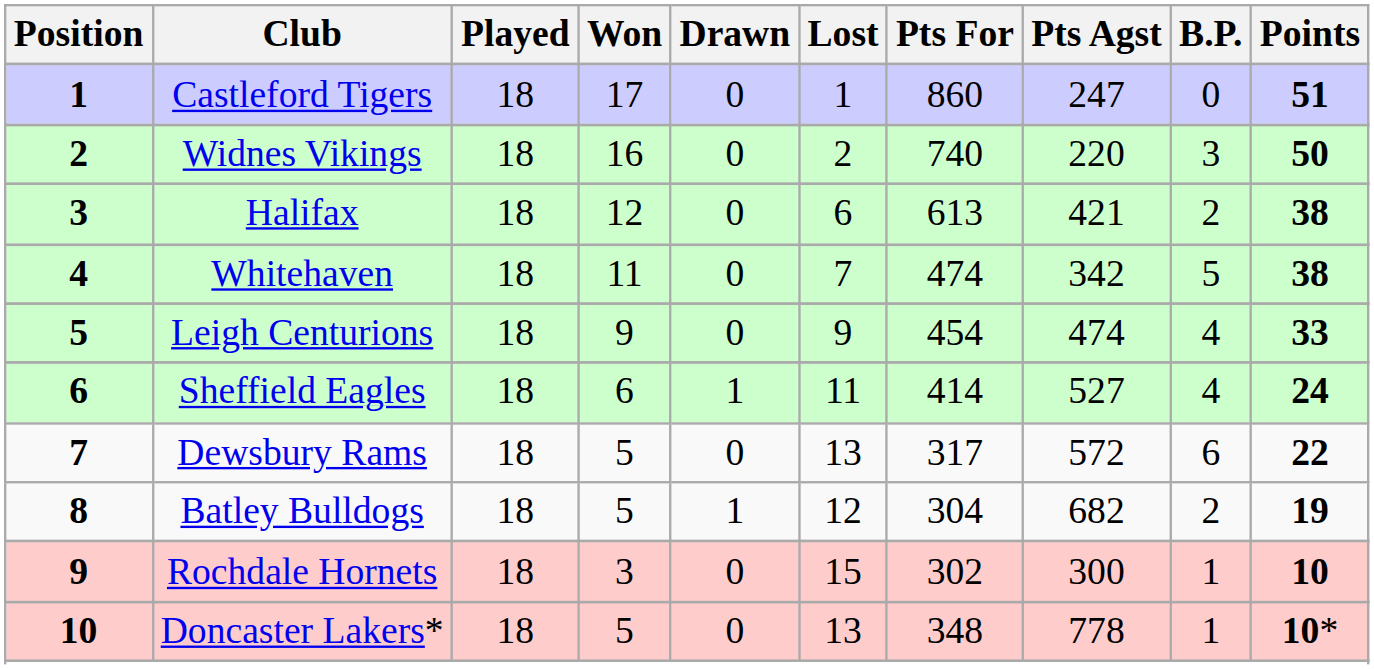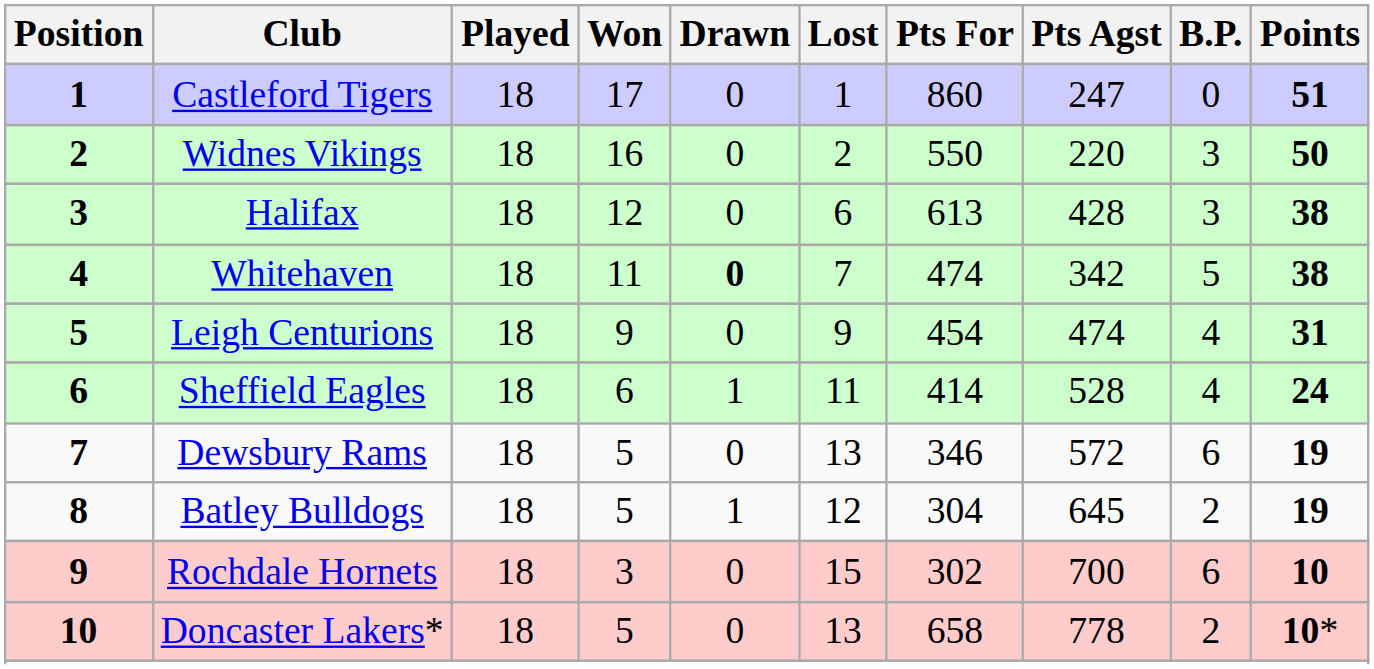(955, 153) 740 -> (955, 153) 550
(1096, 213) 421 -> (1096, 213) 428
(1211, 213) 2 -> (1211, 213) 3
(735, 272) normal -> (735, 272) bold
(1310, 332) 33 -> (1310, 332) 31
(1096, 392) 527 -> (1096, 392) 528
(955, 451) 317 -> (955, 451) 346
(1310, 451) 22 -> (1310, 451) 19
(1096, 511) 682 -> (1096, 511) 645
(1096, 570) 300 -> (1096, 570) 700
(1211, 570) 1 -> (1211, 570) 6
(955, 630) 348 -> (955, 630) 658
(1211, 630) 1 -> (1211, 630) 2
